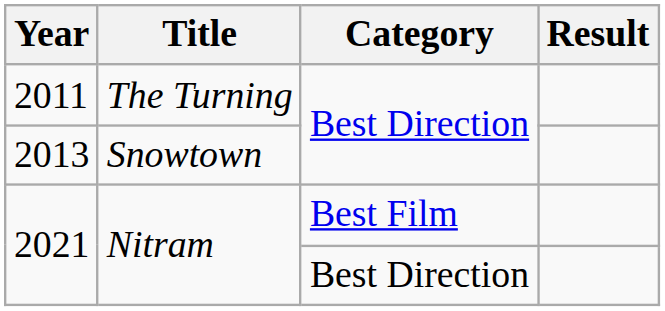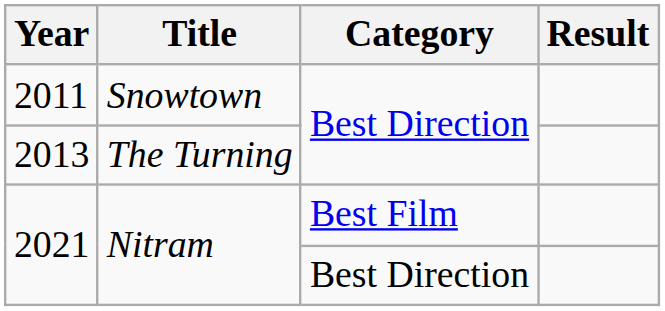(200, 94) The Turning -> (184, 94) Snowtown
(184, 154) Snowtown -> (200, 154) The Turning
